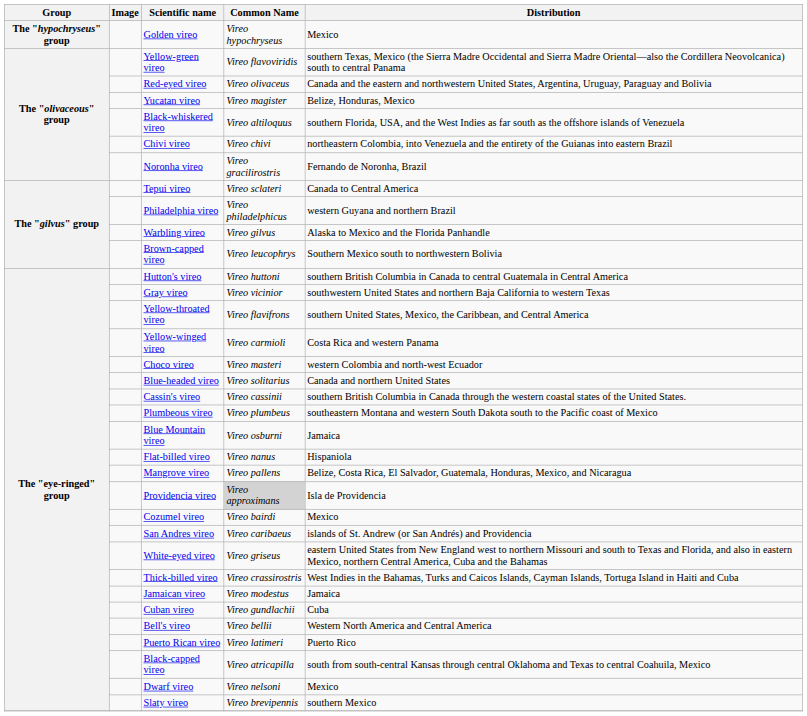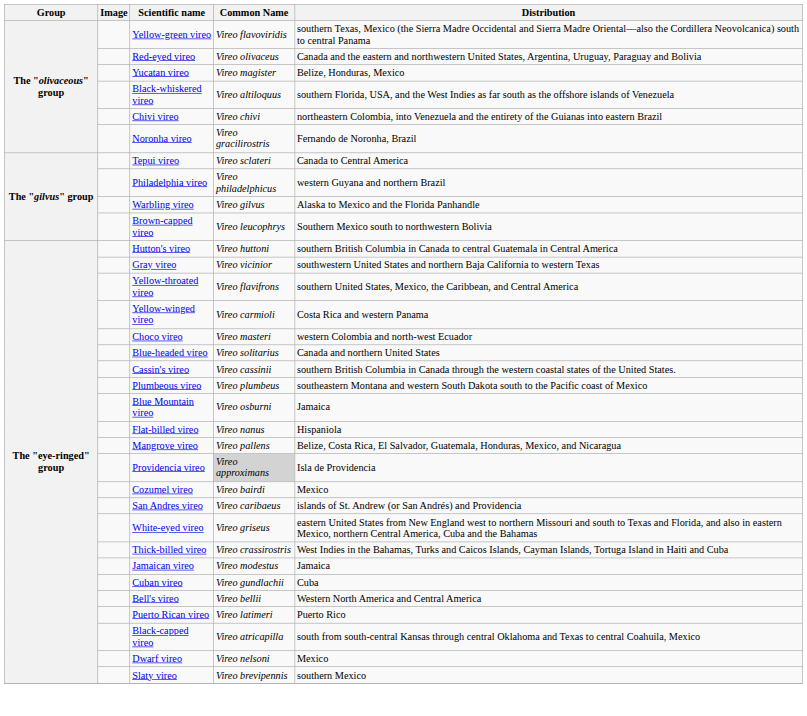- row: (170, 34)
